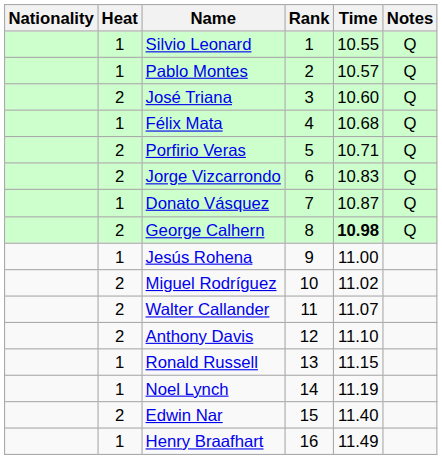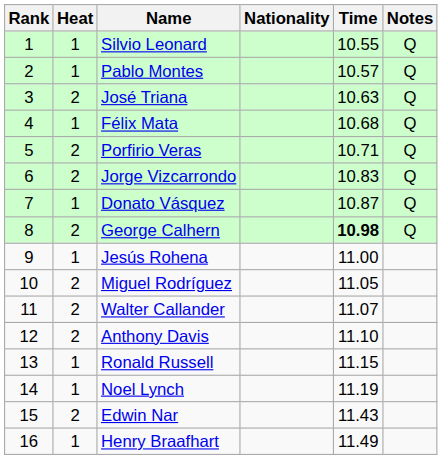columns swapped: (309, 18) <-> (51, 18)
(358, 97) 10.60 -> (358, 97) 10.63
(358, 283) 11.02 -> (358, 283) 11.05
(358, 415) 11.40 -> (358, 415) 11.43
